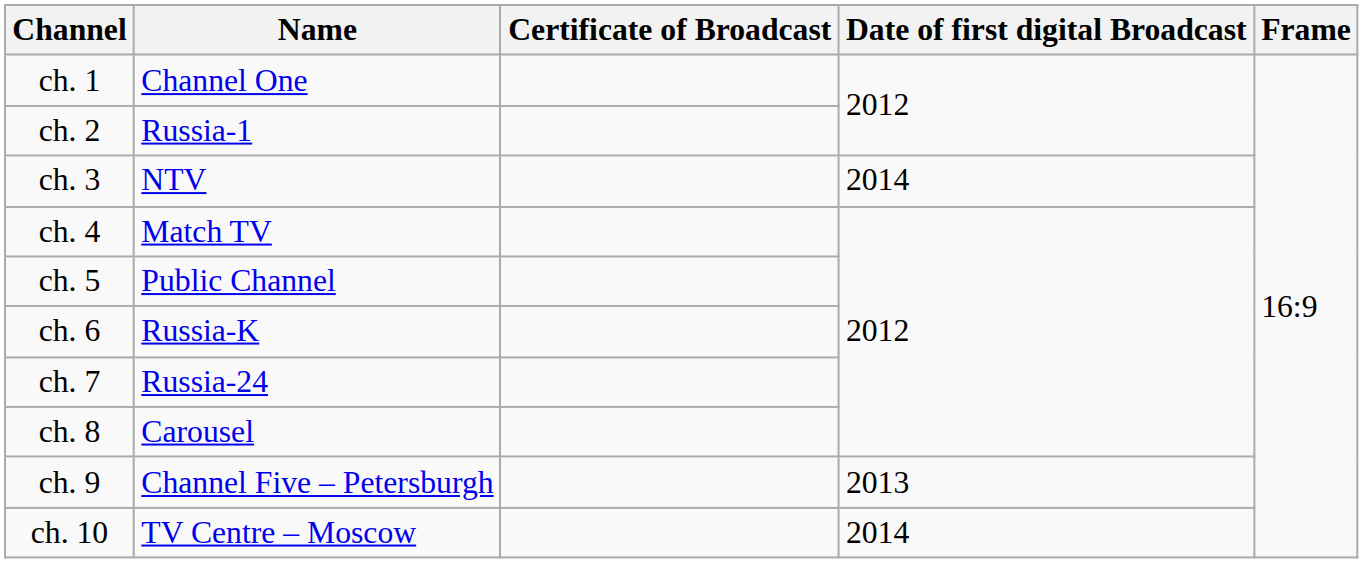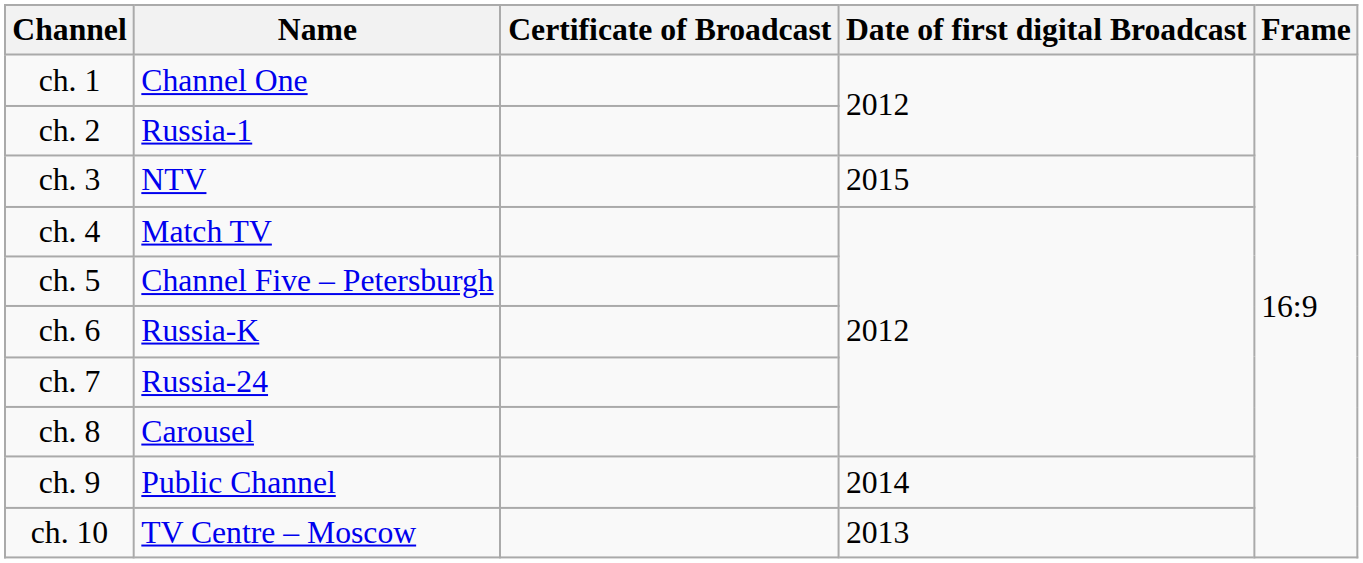(878, 180) 2014 -> (878, 180) 2015
(239, 280) Public Channel -> (317, 280) Channel Five – Petersburgh
(317, 481) Channel Five – Petersburgh -> (239, 481) Public Channel
(878, 481) 2013 -> (878, 481) 2014
(878, 532) 2014 -> (878, 532) 2013
